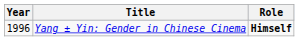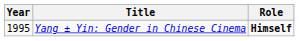(18, 28) 1996 -> (18, 28) 1995
